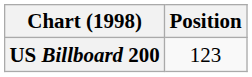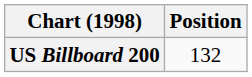(205, 54) 123 -> (205, 54) 132
